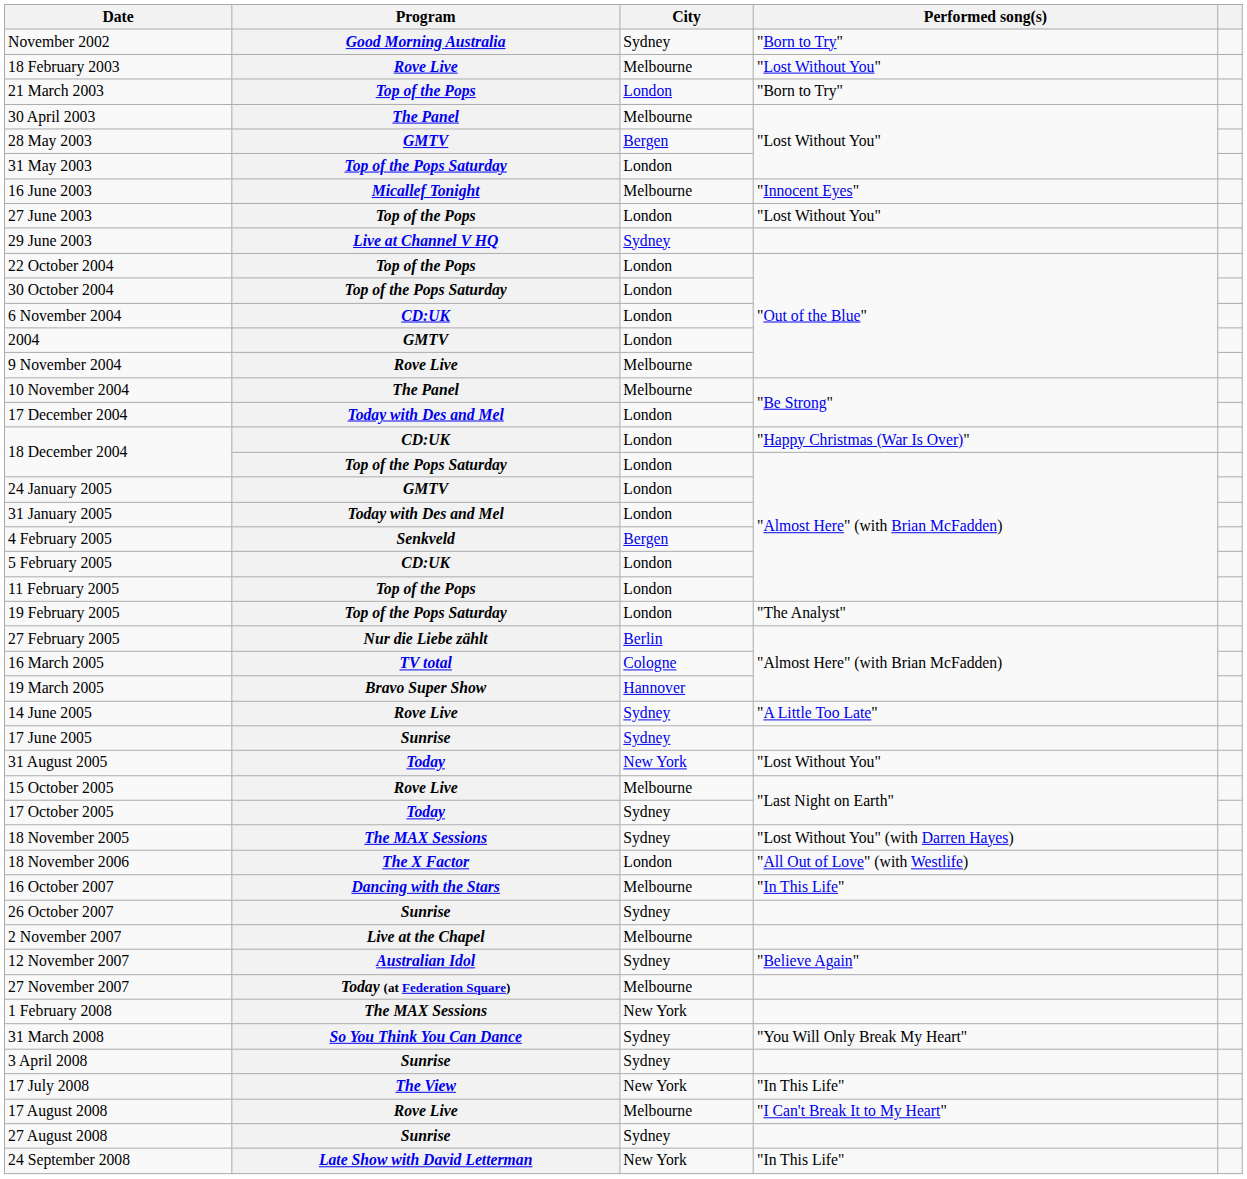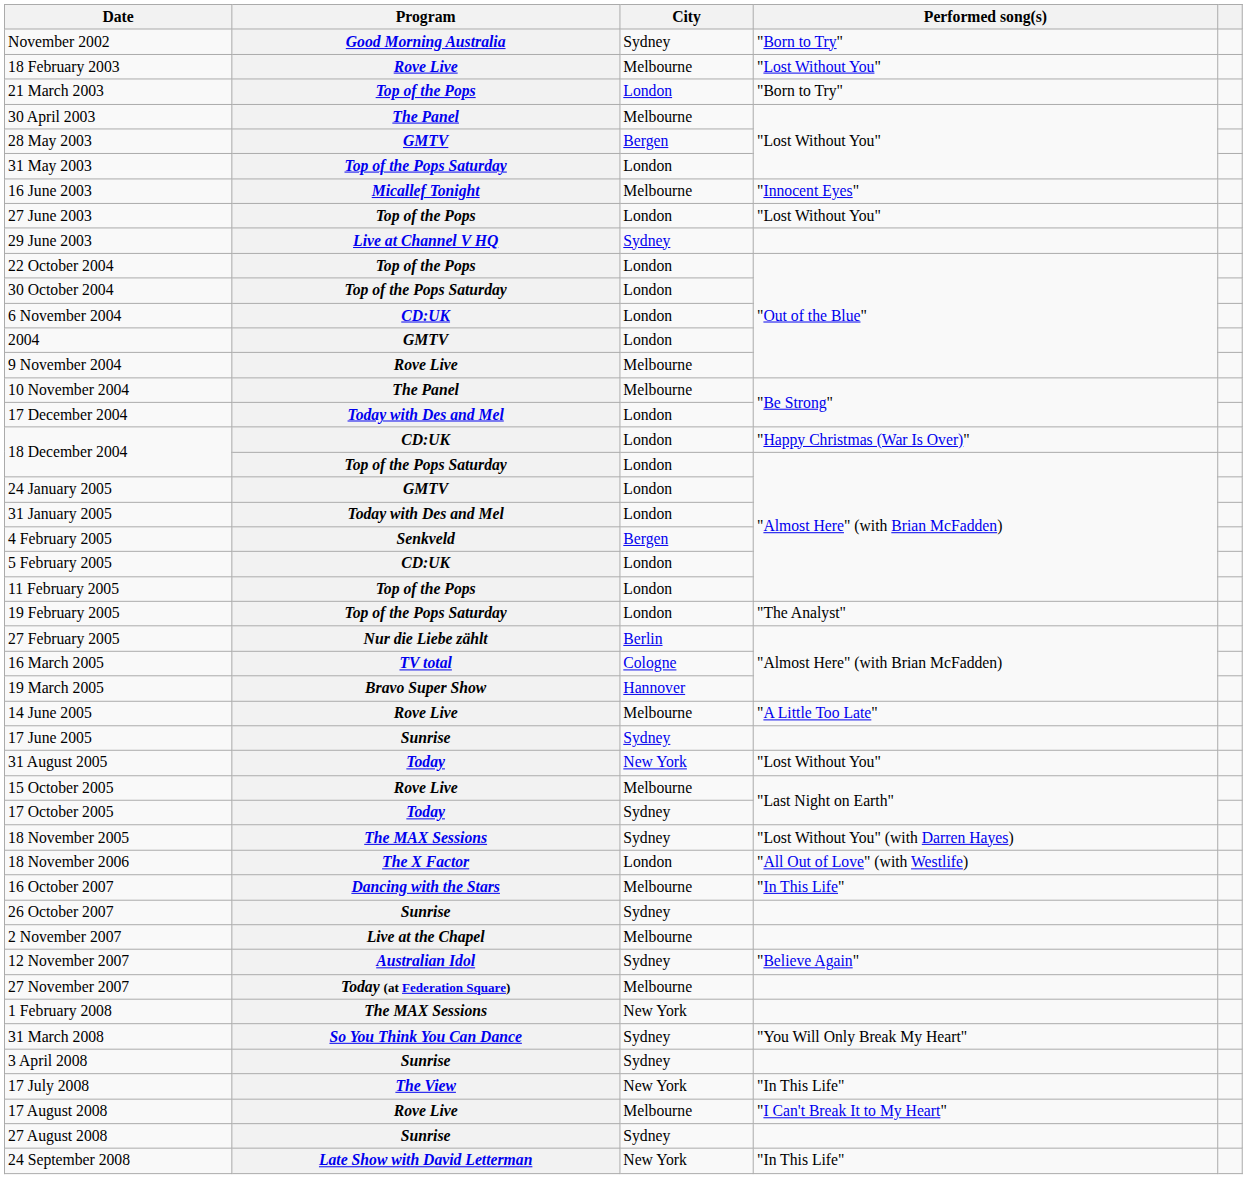(647, 713) Sydney -> (658, 713) Melbourne
